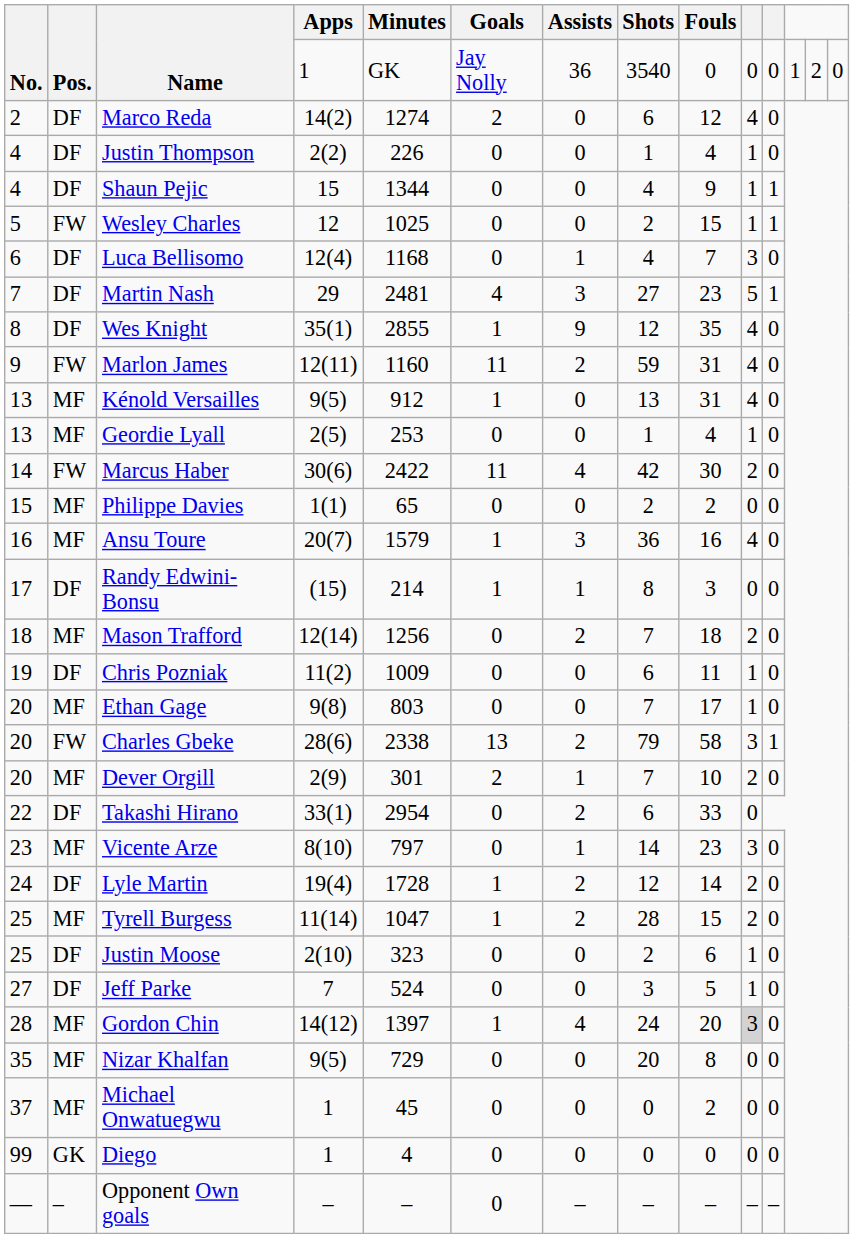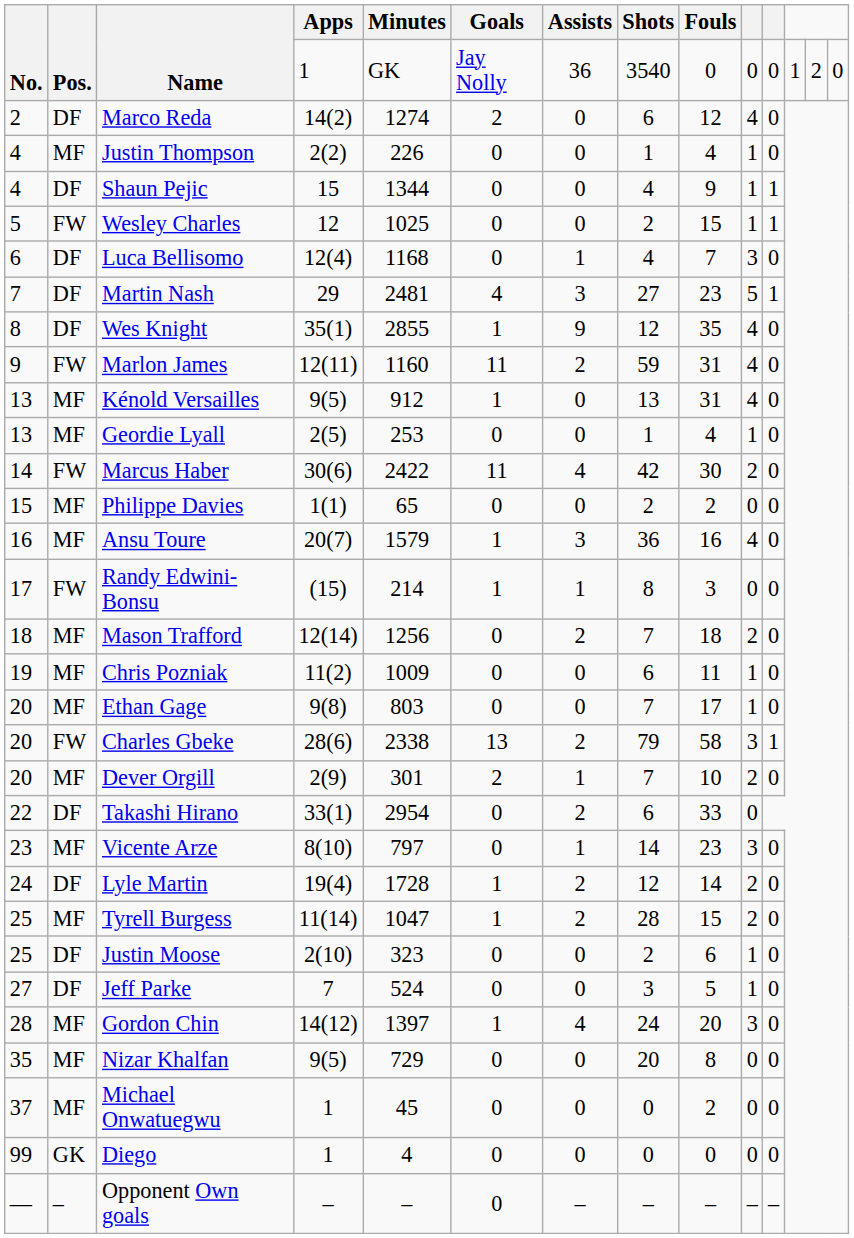(67, 152) DF -> (69, 152) MF
(67, 588) DF -> (70, 588) FW
(67, 671) DF -> (69, 671) MF
(752, 1024) lightgrey background -> (752, 1024) no background
